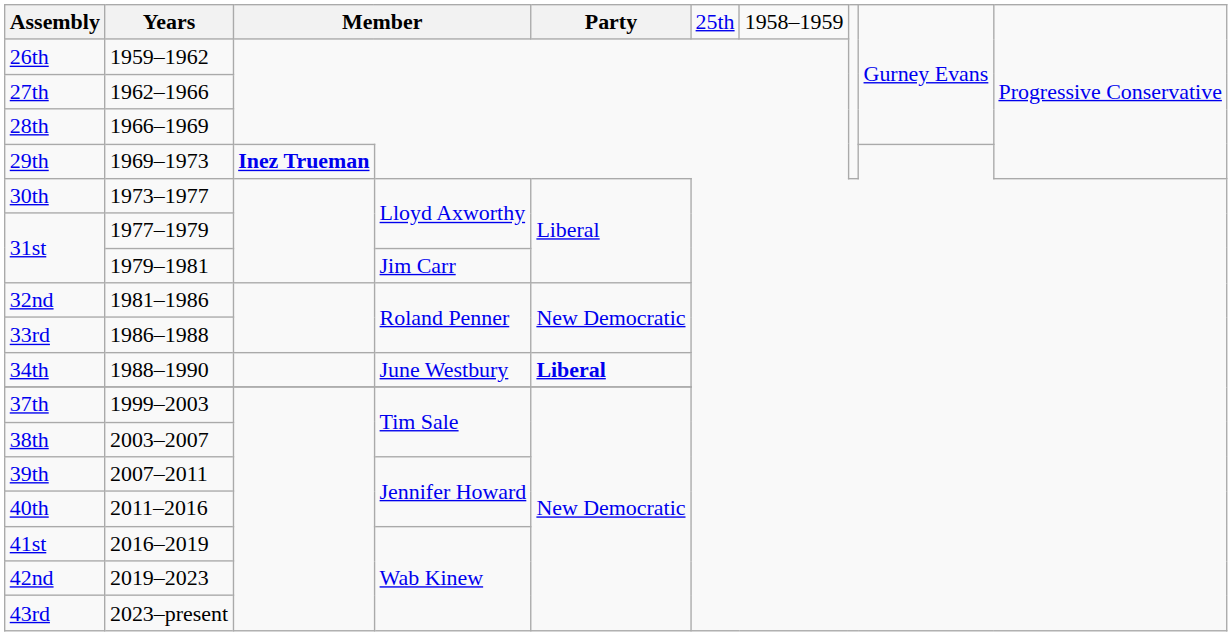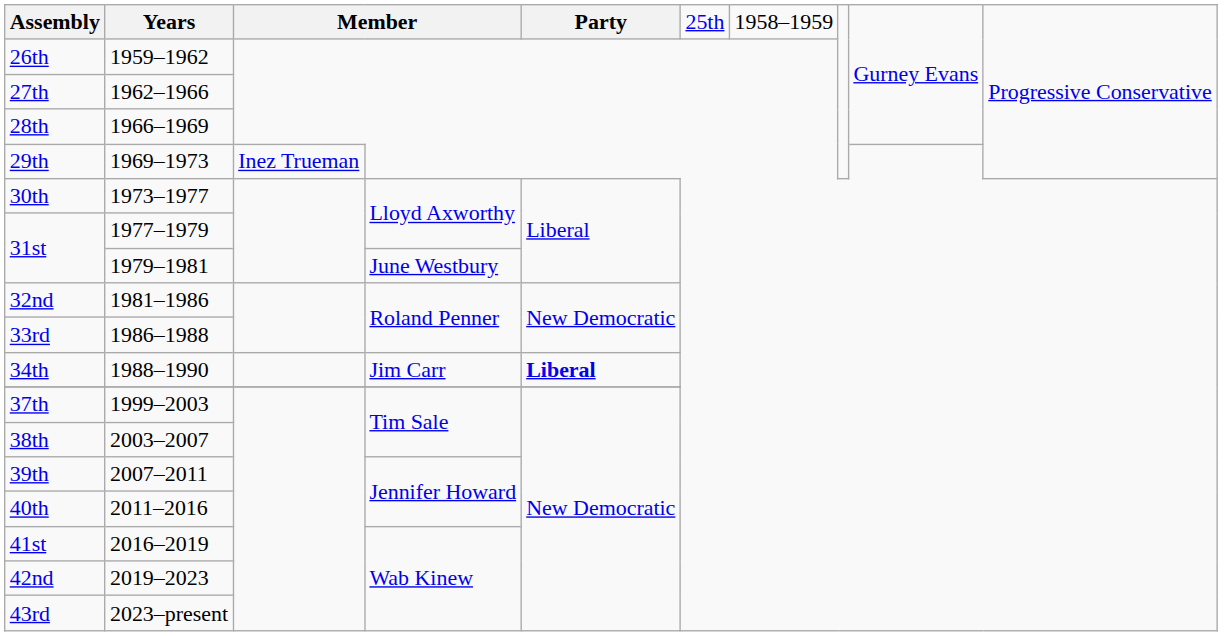(304, 160) bold -> (299, 160) normal
(418, 265) Jim Carr -> (434, 265) June Westbury
(444, 369) June Westbury -> (407, 369) Jim Carr
